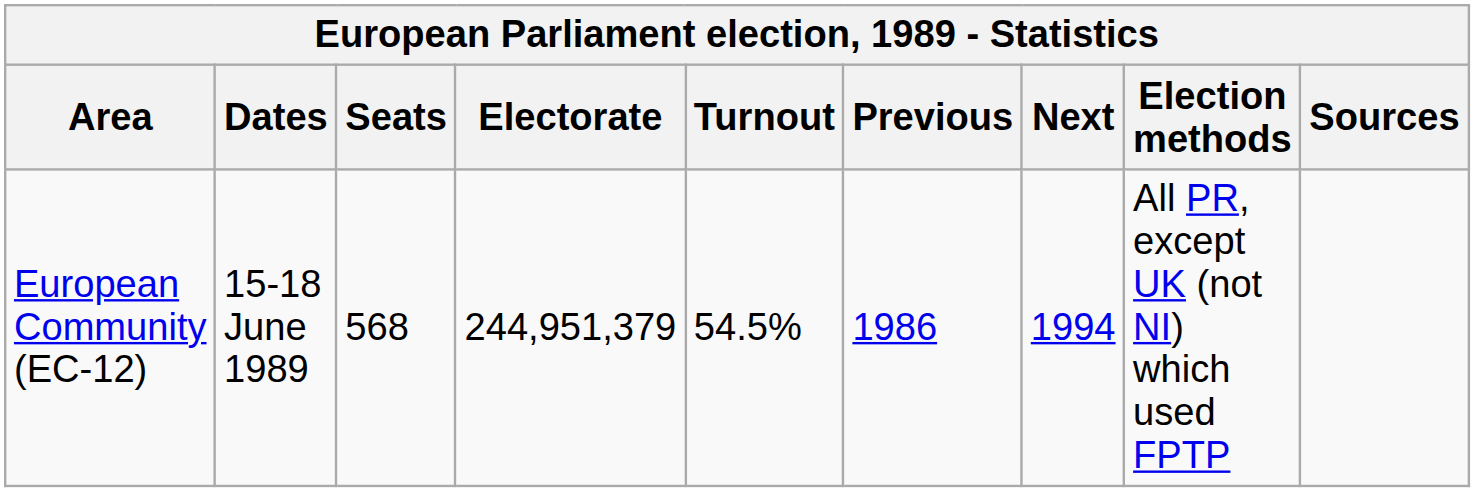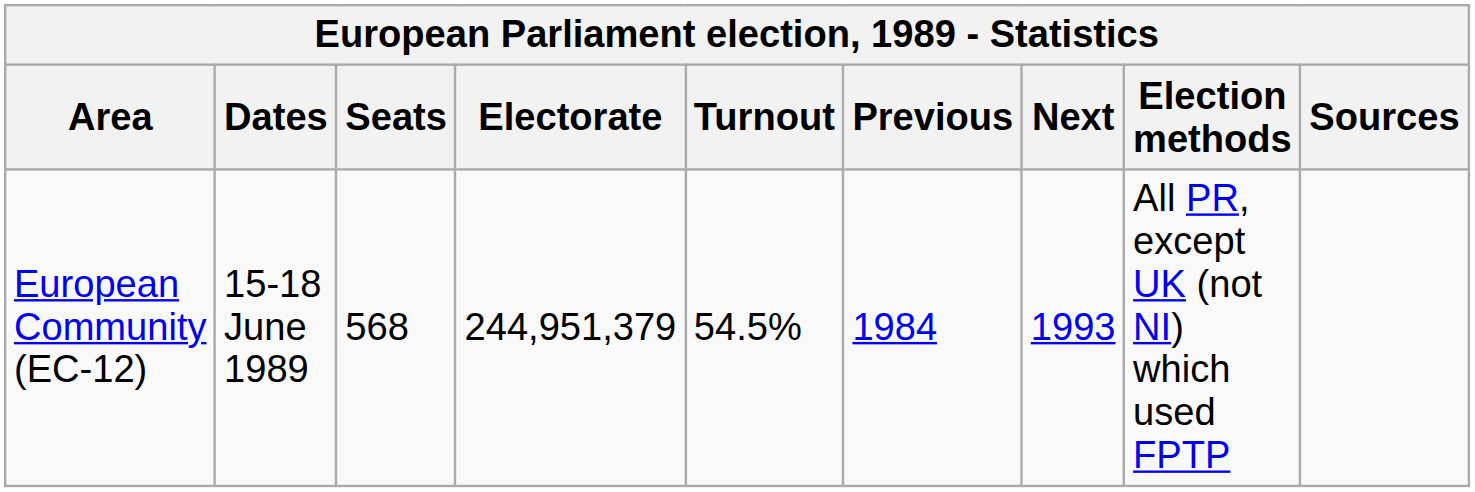(895, 326) 1986 -> (895, 326) 1984
(1073, 326) 1994 -> (1073, 326) 1993
